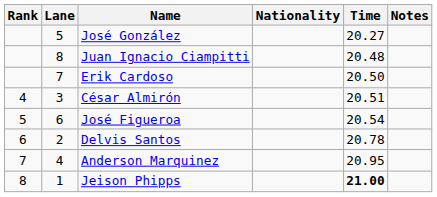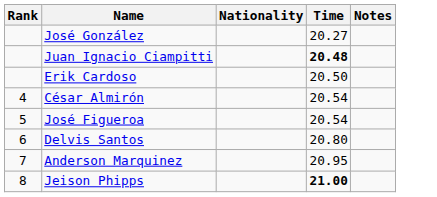- column: (60, 15)
(365, 56) normal -> (329, 56) bold
(365, 98) 20.51 -> (329, 98) 20.54
(365, 139) 20.78 -> (329, 139) 20.80
